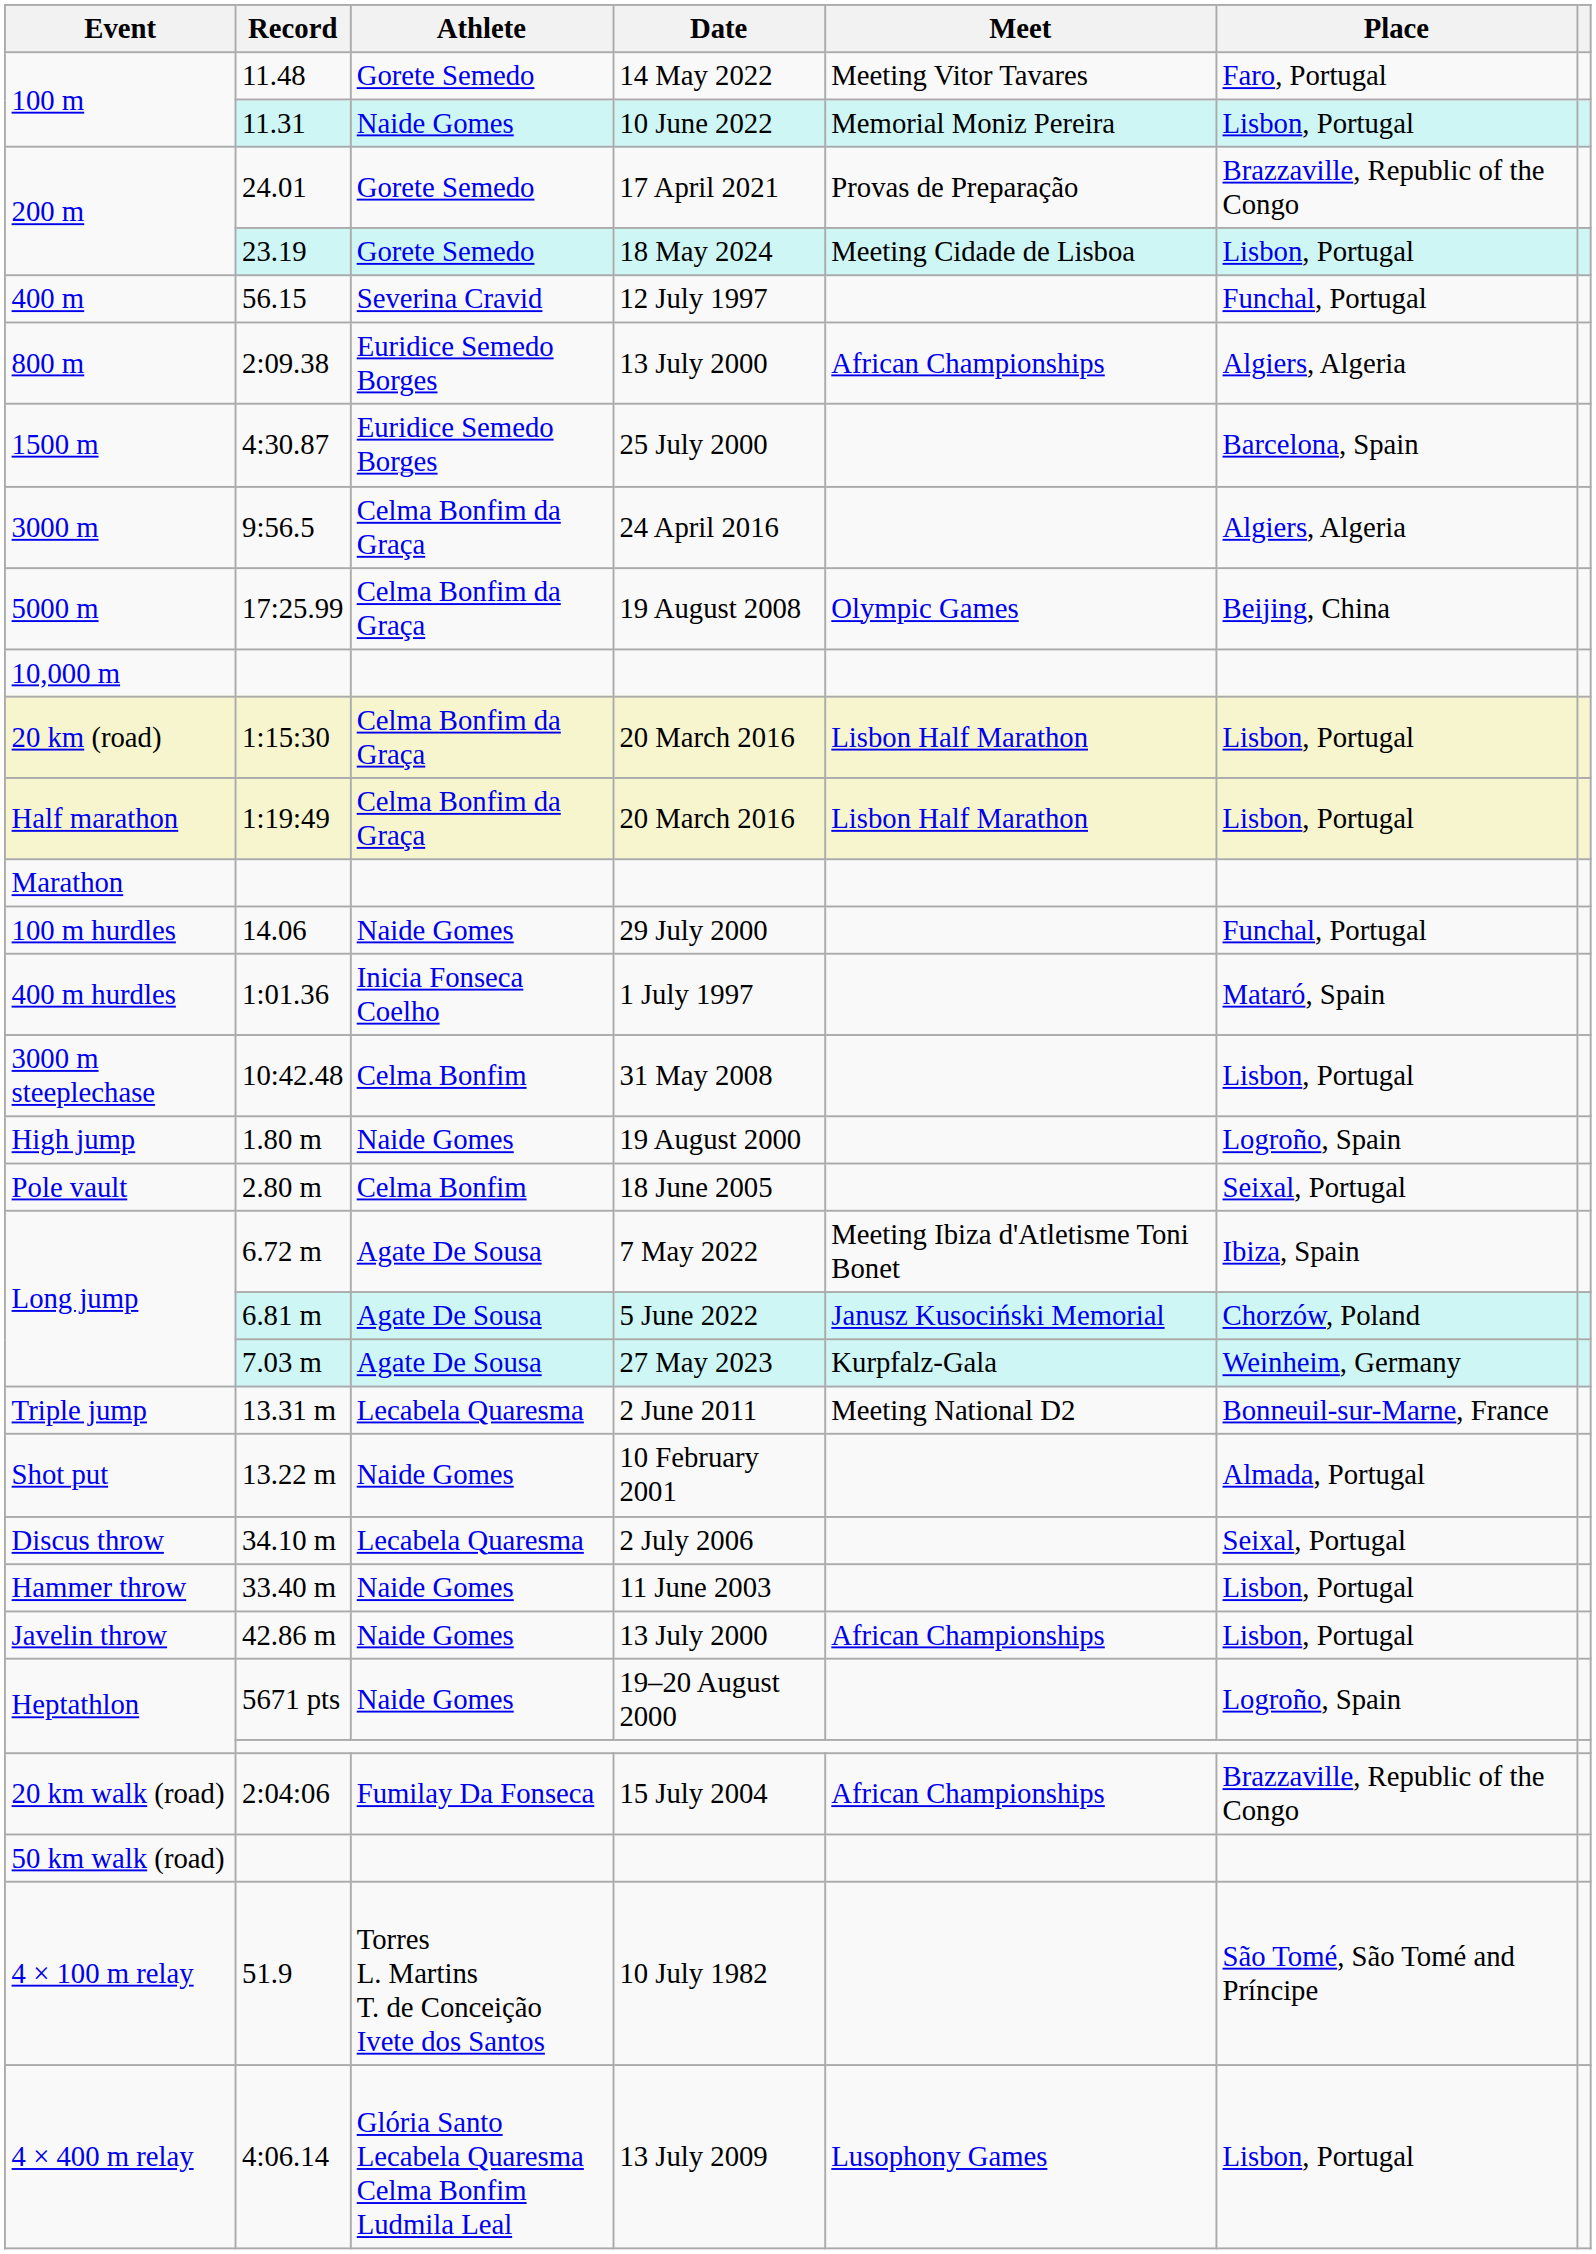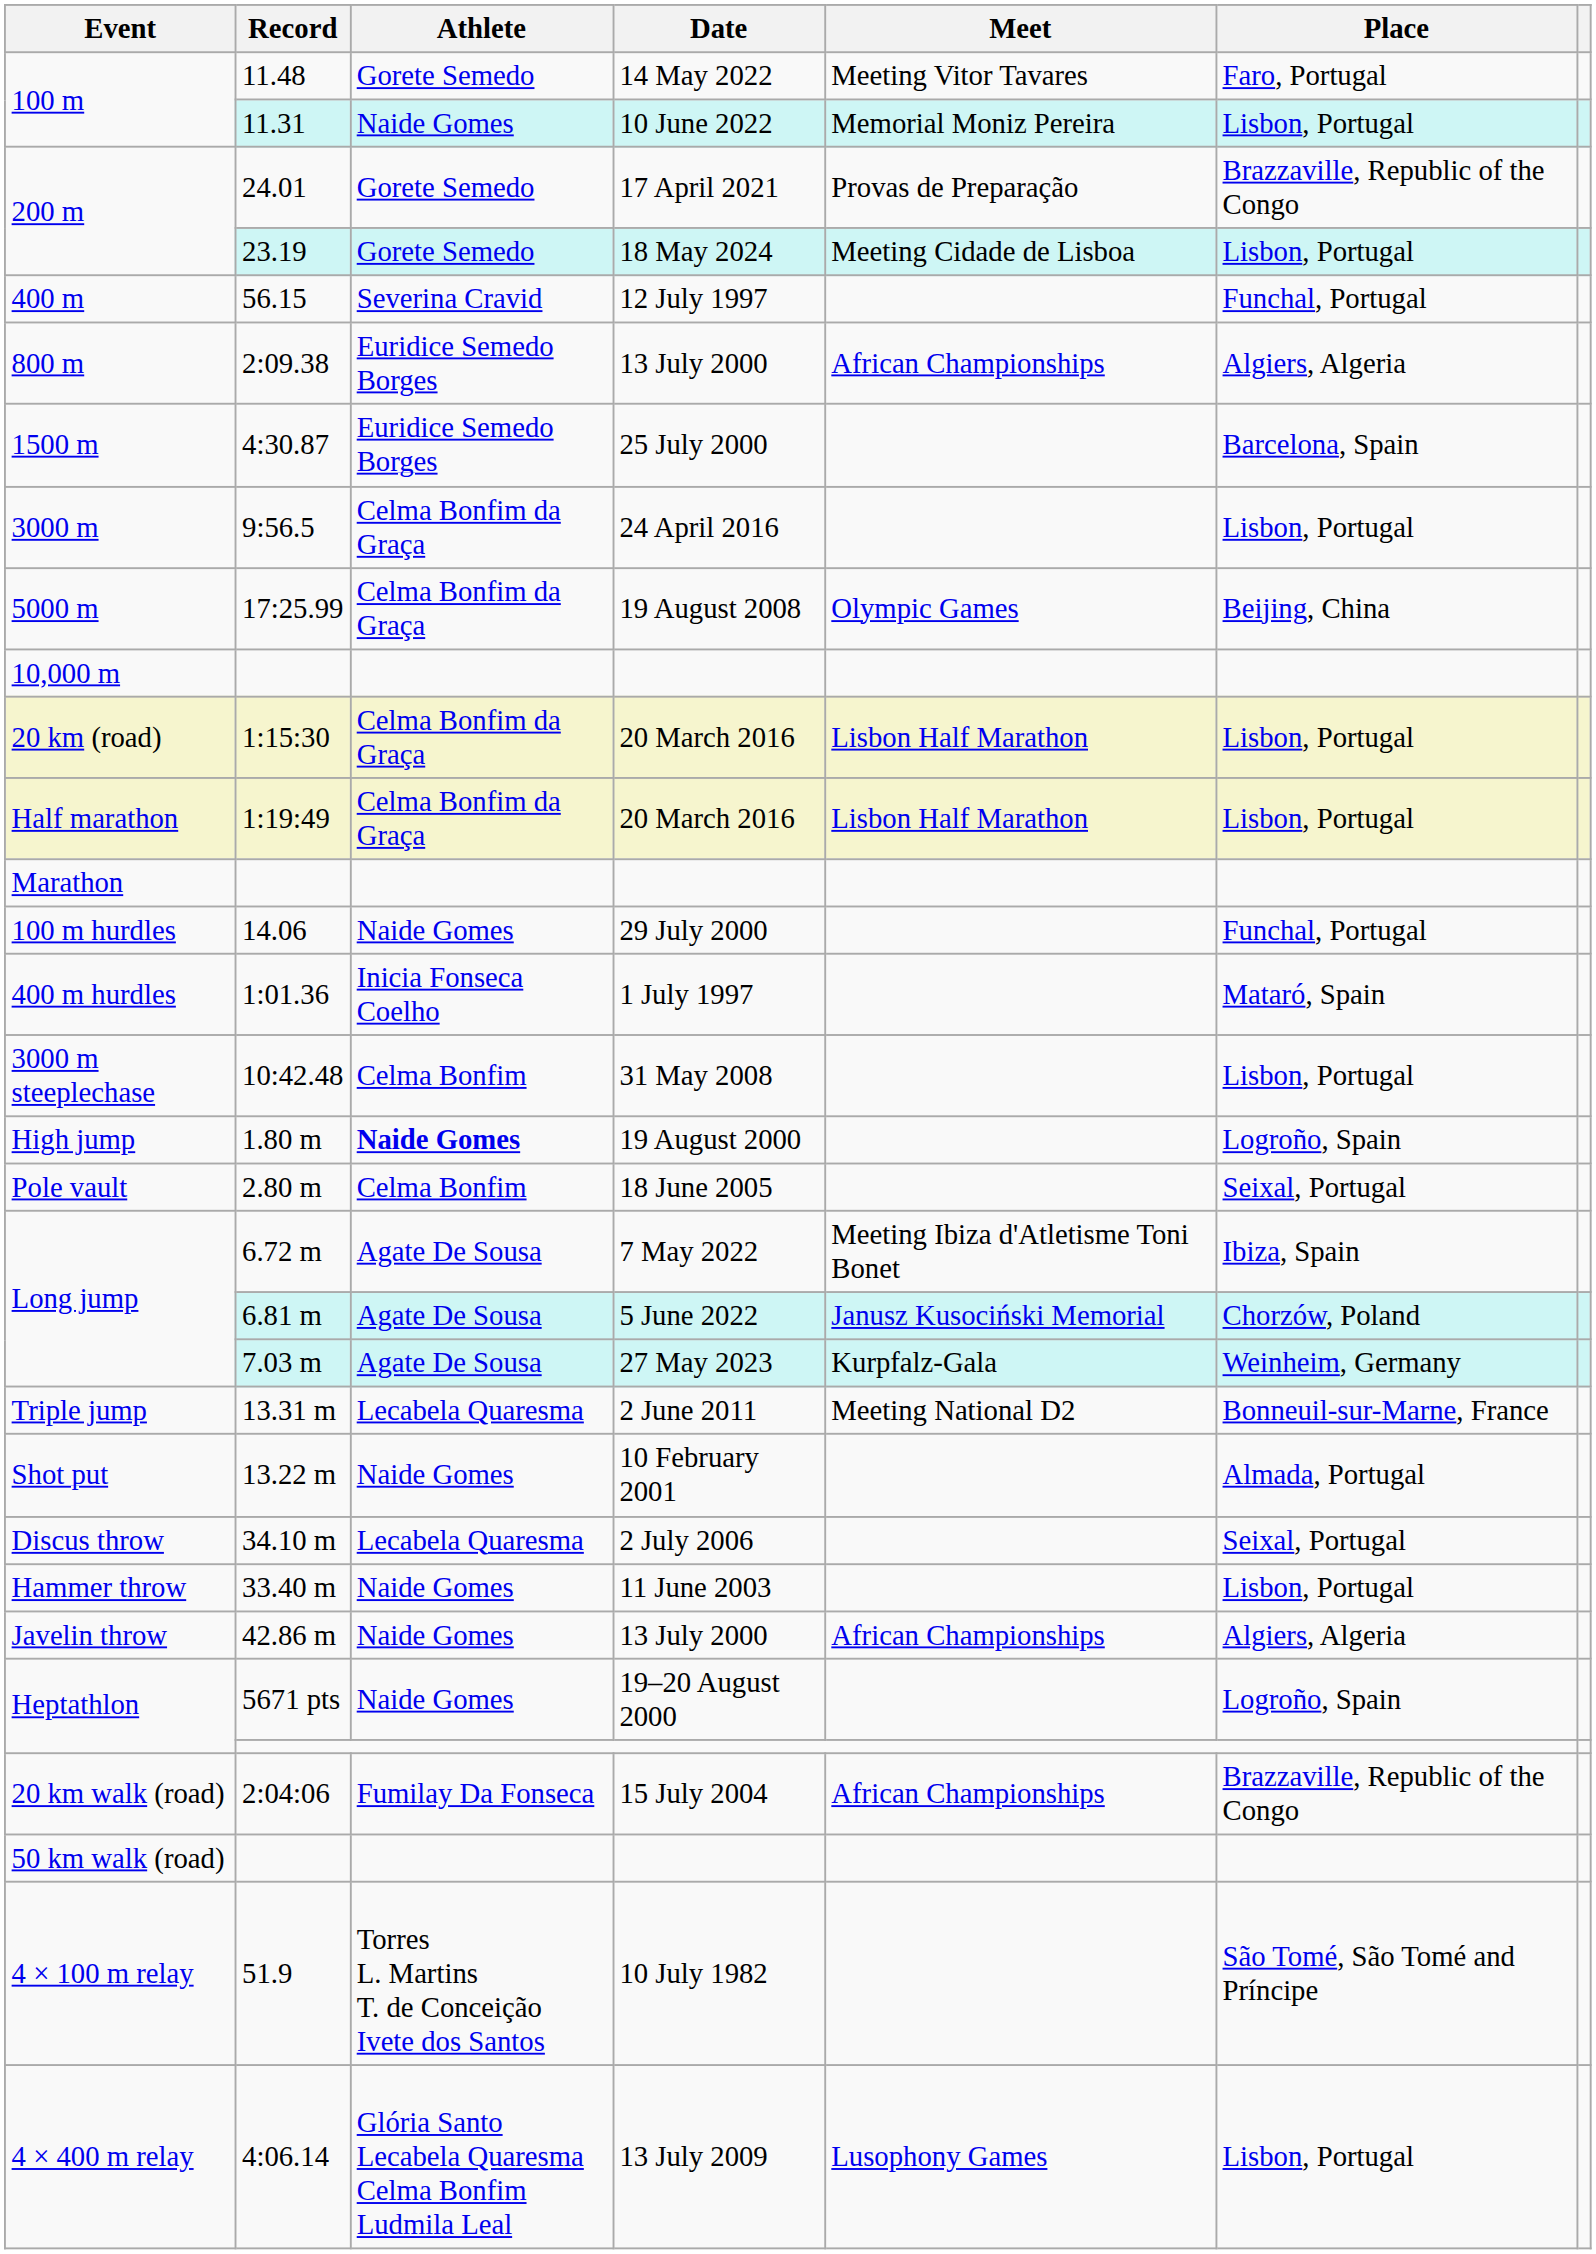(1314, 526) Algiers, Algeria -> (1318, 526) Lisbon, Portugal
(435, 1139) normal -> (438, 1139) bold
(1318, 1634) Lisbon, Portugal -> (1314, 1634) Algiers, Algeria
